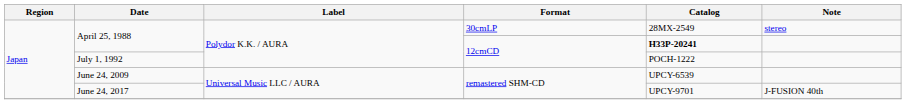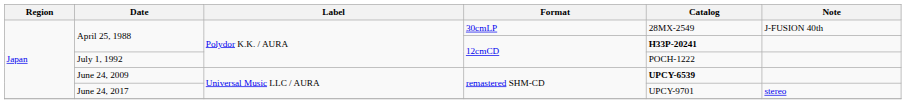(775, 28) stereo -> (794, 28) J-FUSION 40th
(671, 75) normal -> (672, 75) bold
(794, 91) J-FUSION 40th -> (775, 91) stereo
